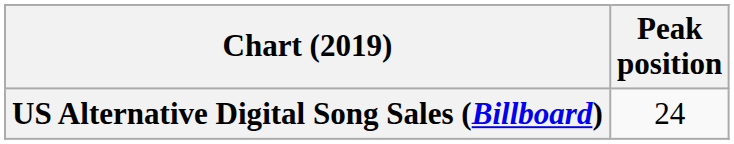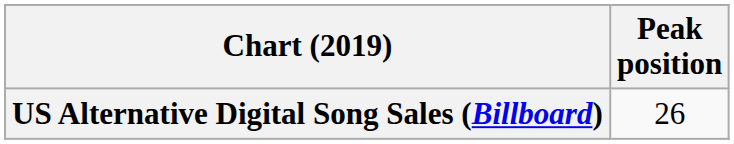(670, 113) 24 -> (670, 113) 26
